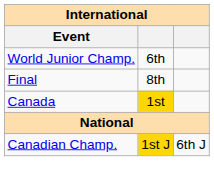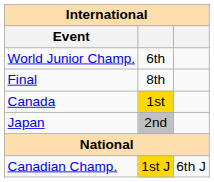+ row: (26, 123)
